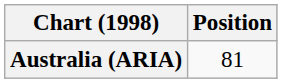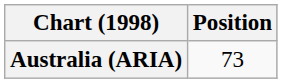(232, 59) 81 -> (232, 59) 73
